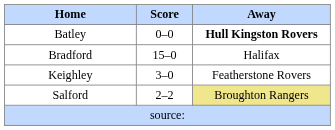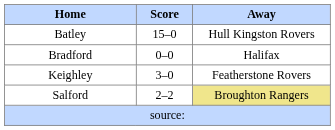(164, 34) 0–0 -> (164, 34) 15–0
(262, 34) bold -> (262, 34) normal
(164, 54) 15–0 -> (164, 54) 0–0
